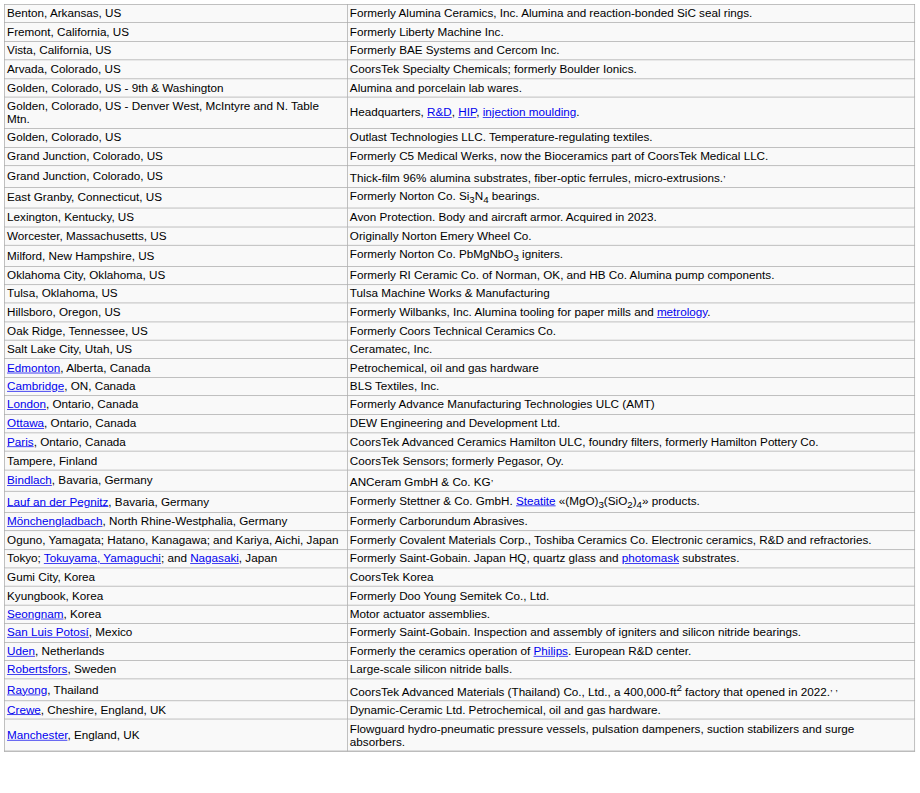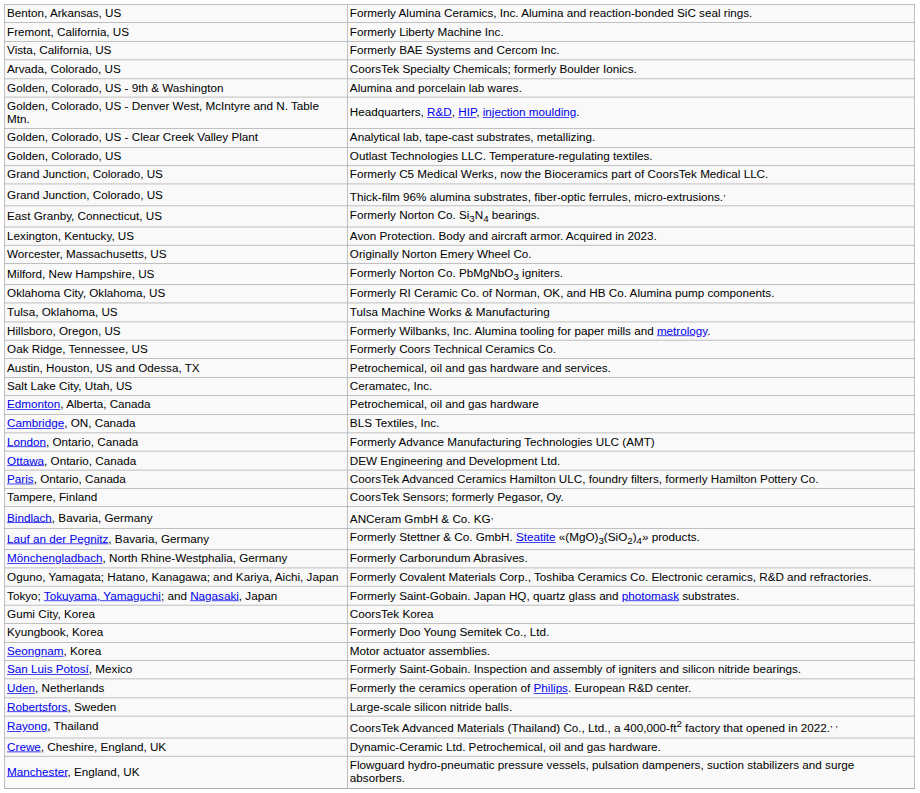+ row: (473, 138)
+ row: (480, 368)
